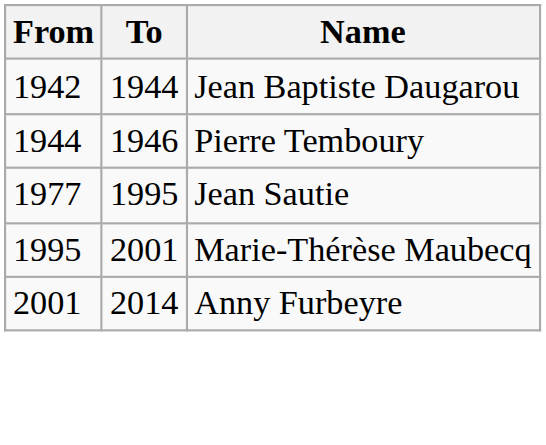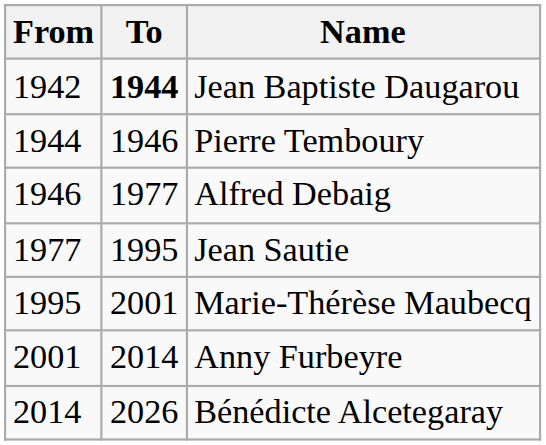(144, 85) normal -> (144, 85) bold
+ row: (293, 194)
+ row: (349, 411)
